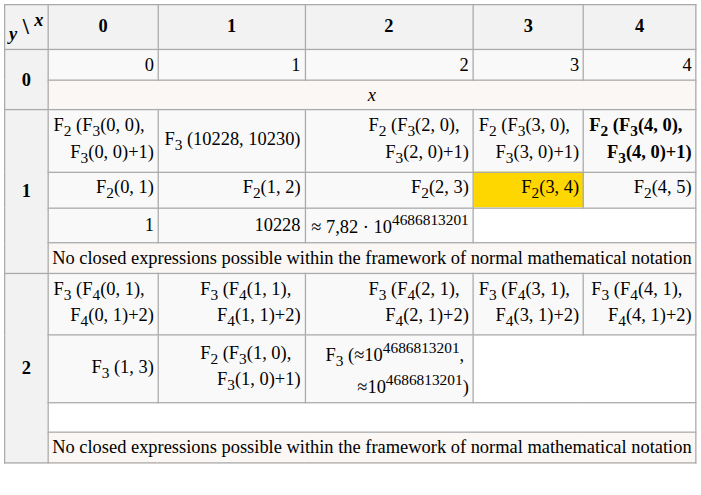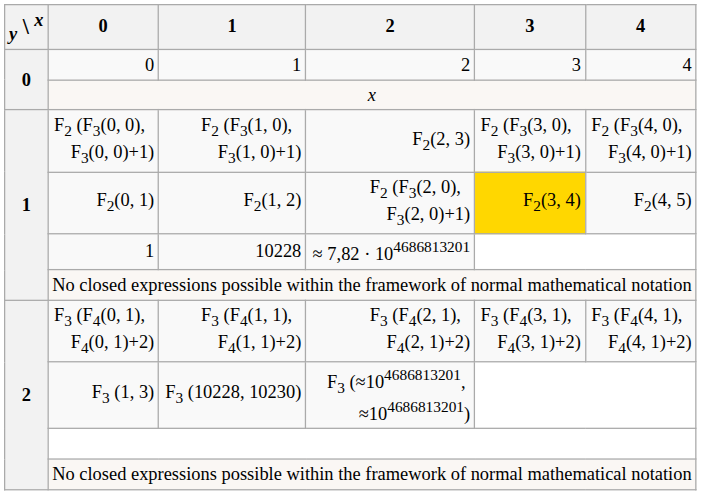(232, 141) F3 (10228, 10230) -> (251, 141) F2 (F3(1, 0), F3(1, 0)+1)
(419, 141) F2 (F3(2, 0), F3(2, 0)+1) -> (441, 141) F2(2, 3)
(640, 141) bold -> (641, 141) normal
(440, 190) F2(2, 3) -> (420, 203) F2 (F3(2, 0), F3(2, 0)+1)
(250, 369) F2 (F3(1, 0), F3(1, 0)+1) -> (233, 395) F3 (10228, 10230)
